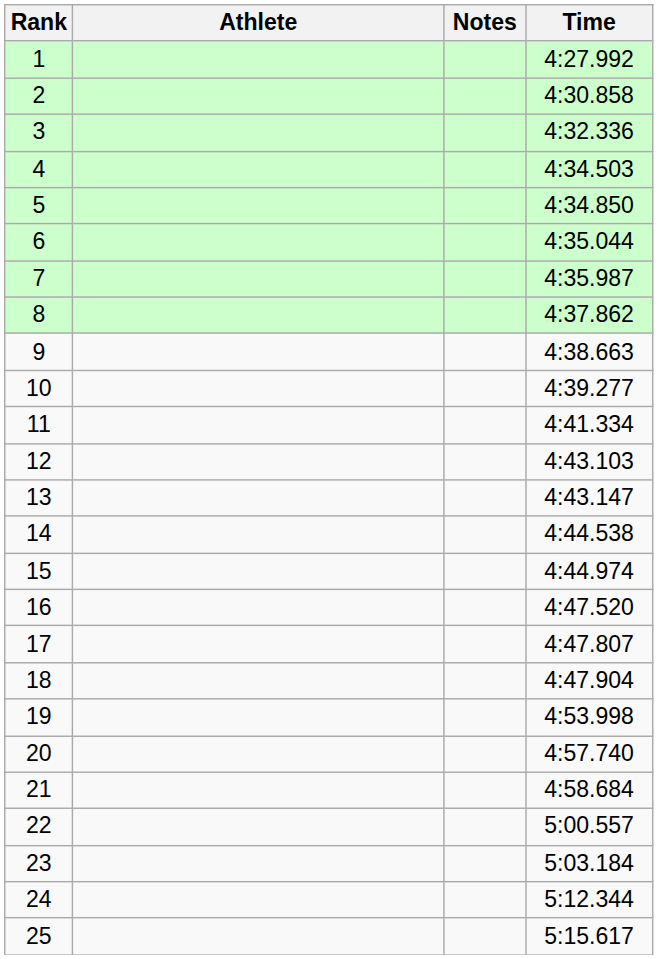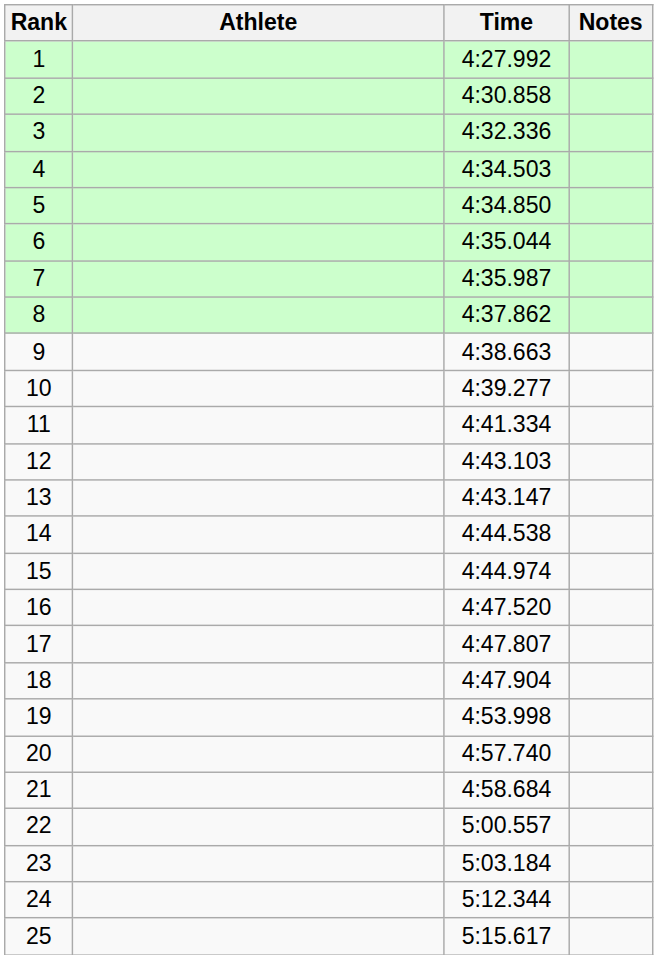columns swapped: (589, 22) <-> (485, 22)
